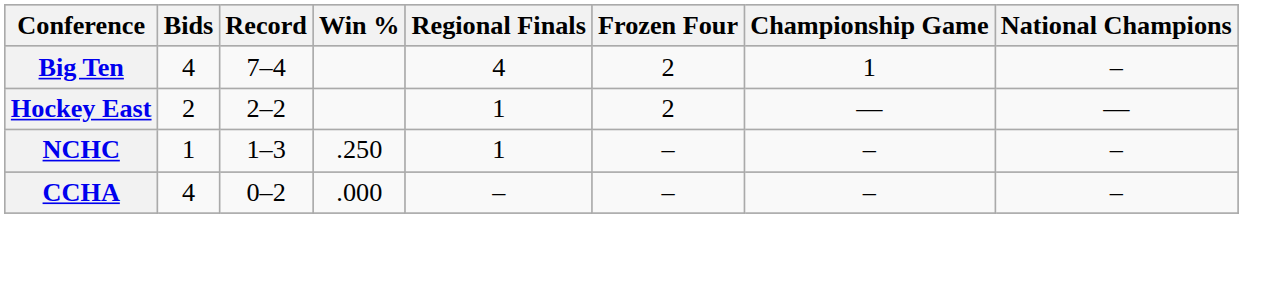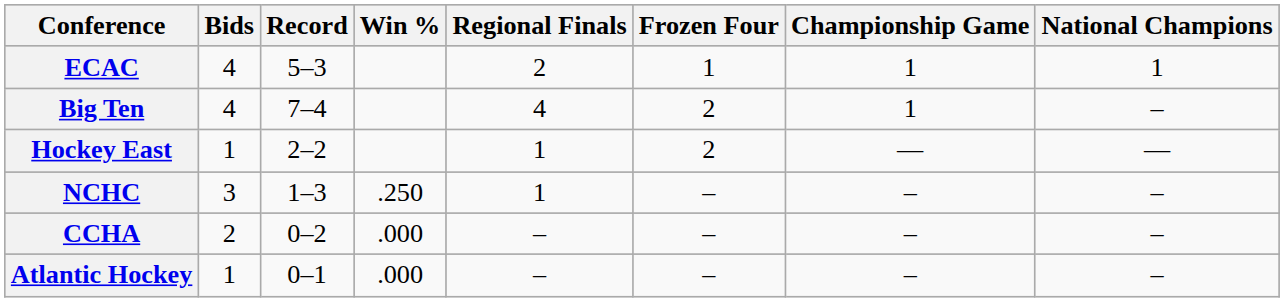+ row: (102, 66)
(188, 108) 2 -> (229, 150) 1
(188, 150) 1 -> (229, 191) 3
(188, 191) 4 -> (229, 233) 2
+ row: (102, 274)
